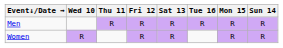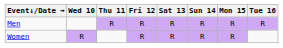columns swapped: (263, 11) <-> (202, 11)
